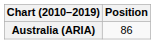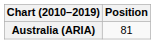(126, 30) 86 -> (126, 30) 81
